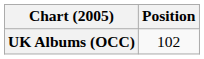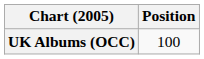(169, 41) 102 -> (169, 41) 100
